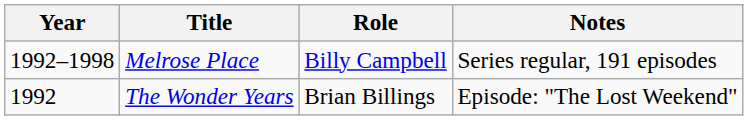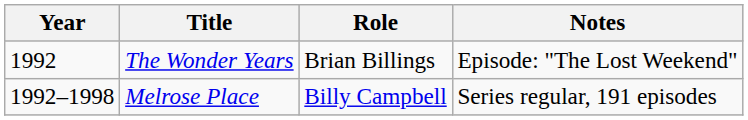rows swapped: (209, 96) <-> (192, 59)
